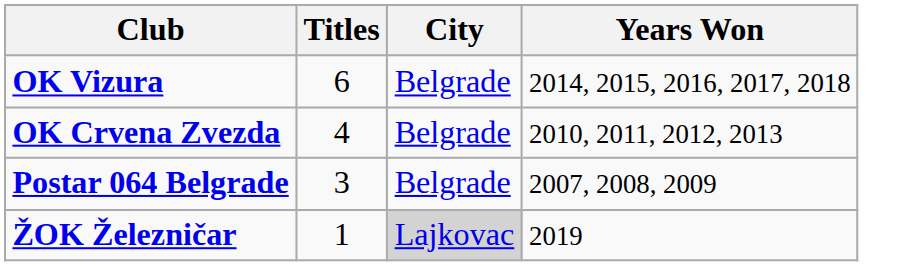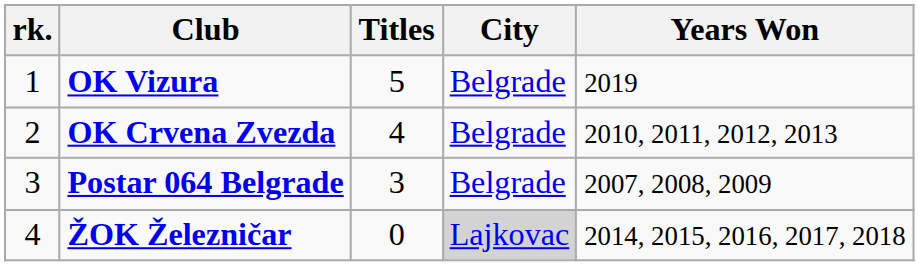+ column: (33, 30)
(342, 81) 6 -> (397, 81) 5
(690, 83) 2014, 2015, 2016, 2017, 2018 -> (611, 83) 2019
(342, 234) 1 -> (397, 234) 0
(556, 236) 2019 -> (745, 236) 2014, 2015, 2016, 2017, 2018
